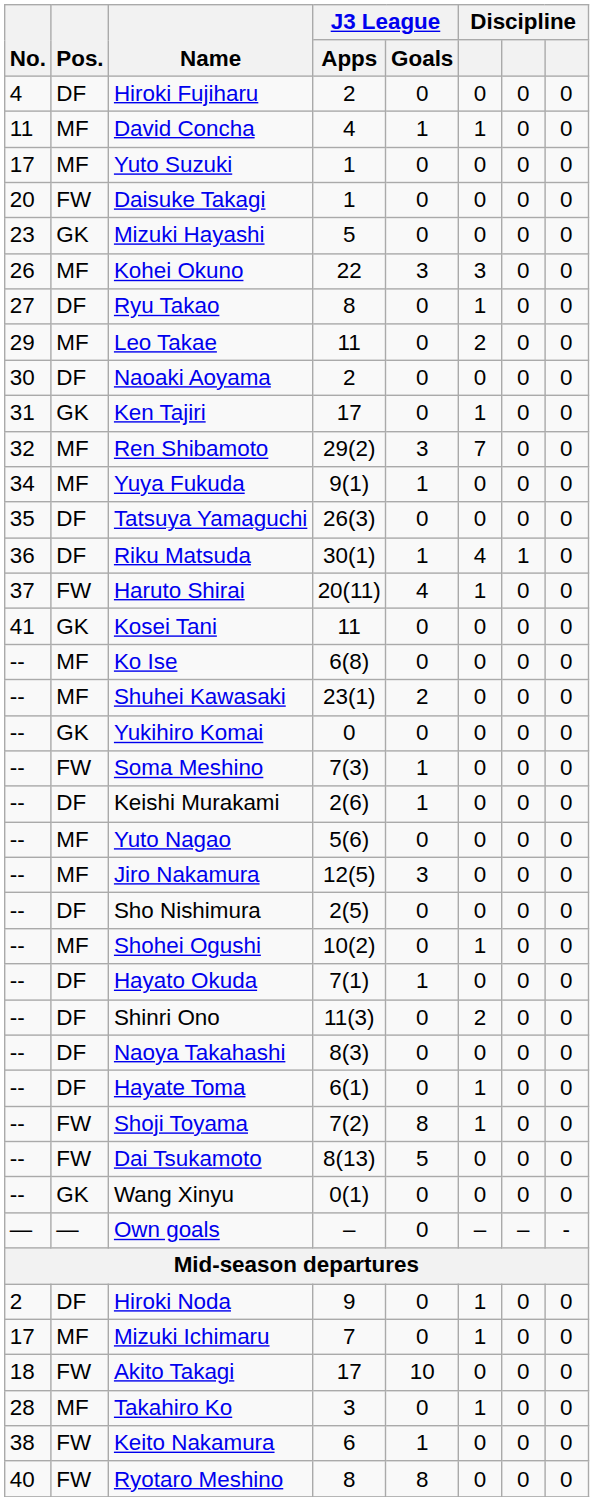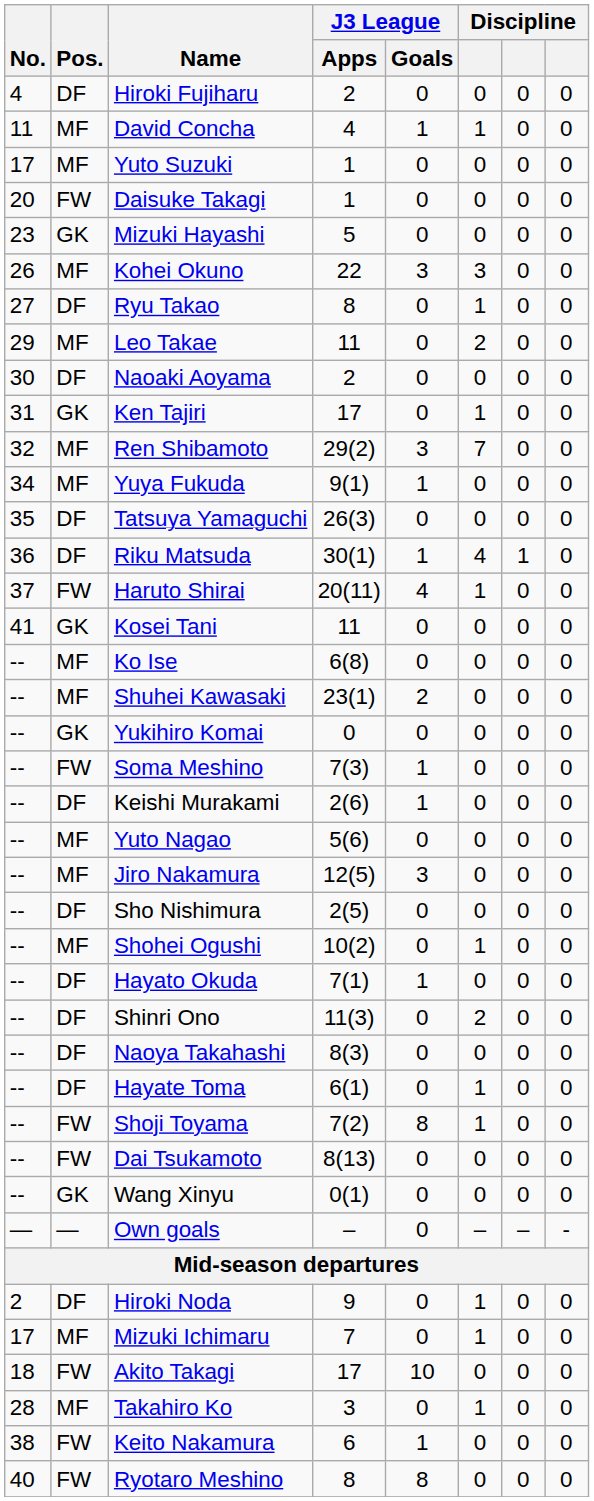(422, 1159) 5 -> (422, 1159) 0
